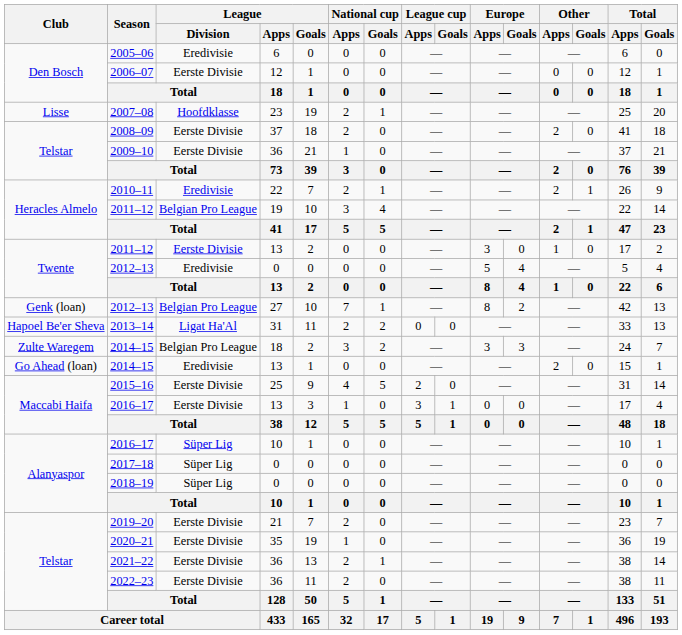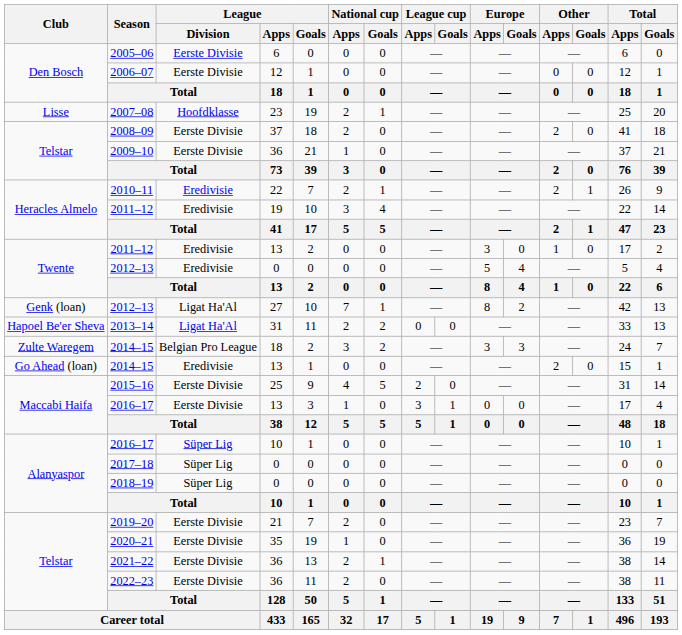(208, 53) Eredivisie -> (208, 53) Eerste Divisie
(208, 209) Belgian Pro League -> (208, 209) Eredivisie
(208, 248) Eerste Divisie -> (208, 248) Eredivisie
(208, 307) Belgian Pro League -> (208, 307) Ligat Ha'Al
